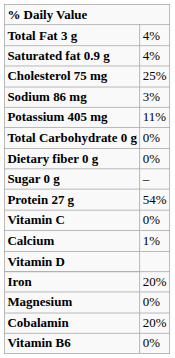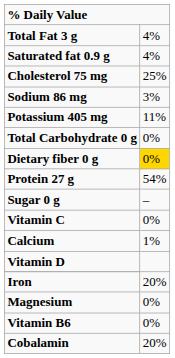(151, 158) no background -> (151, 158) gold background
rows swapped: (34, 179) <-> (41, 199)
rows swapped: (38, 323) <-> (39, 343)
